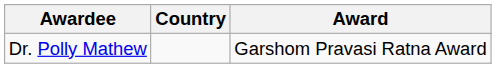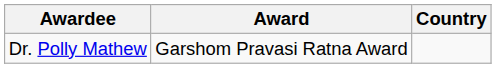columns swapped: (360, 19) <-> (191, 19)
